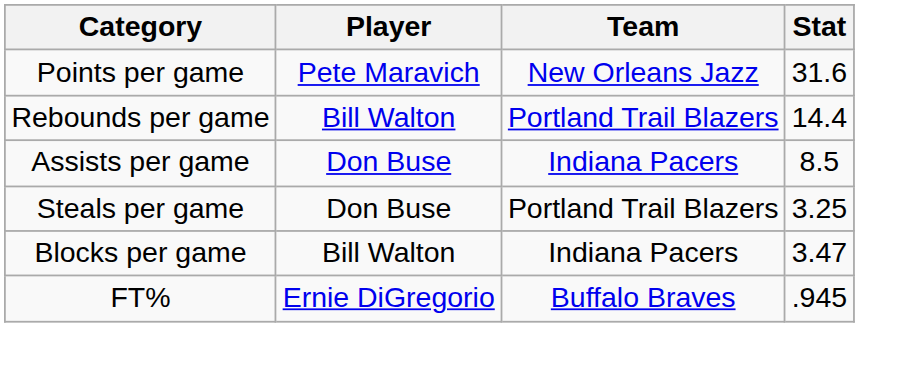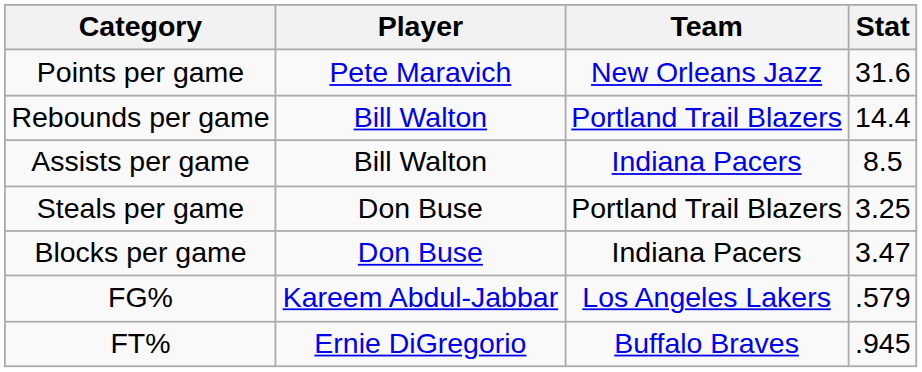(389, 162) Don Buse -> (420, 162) Bill Walton
(389, 252) Bill Walton -> (420, 252) Don Buse
+ row: (140, 298)
